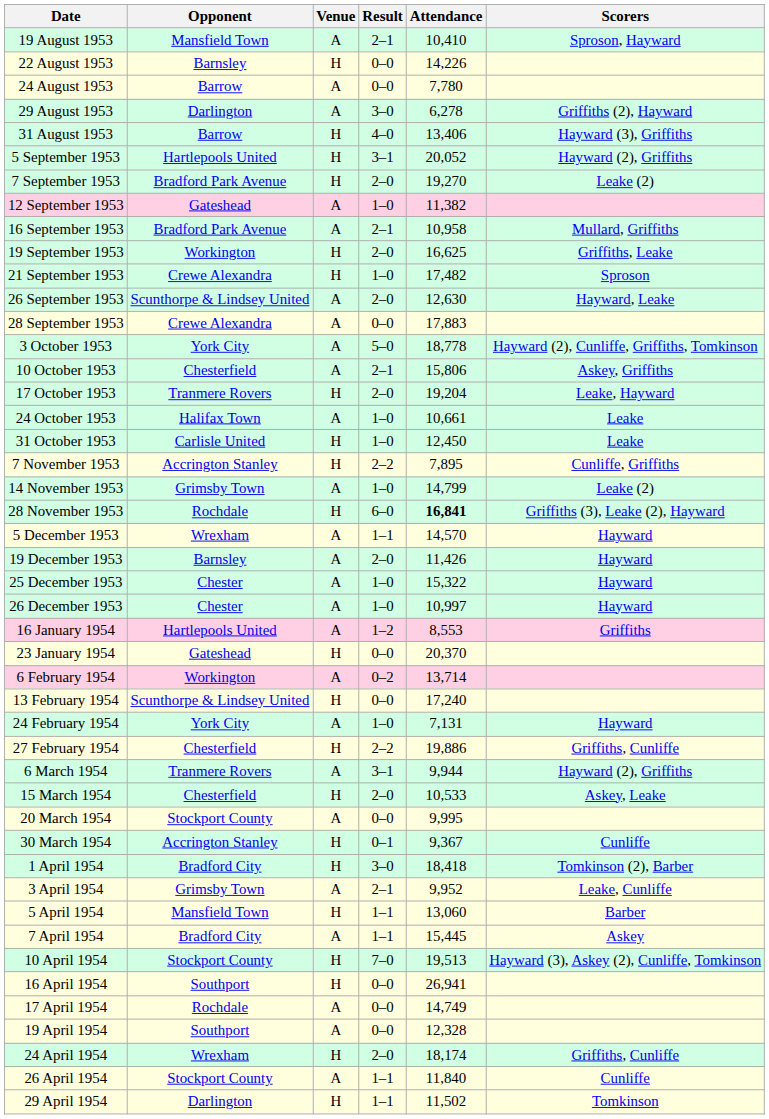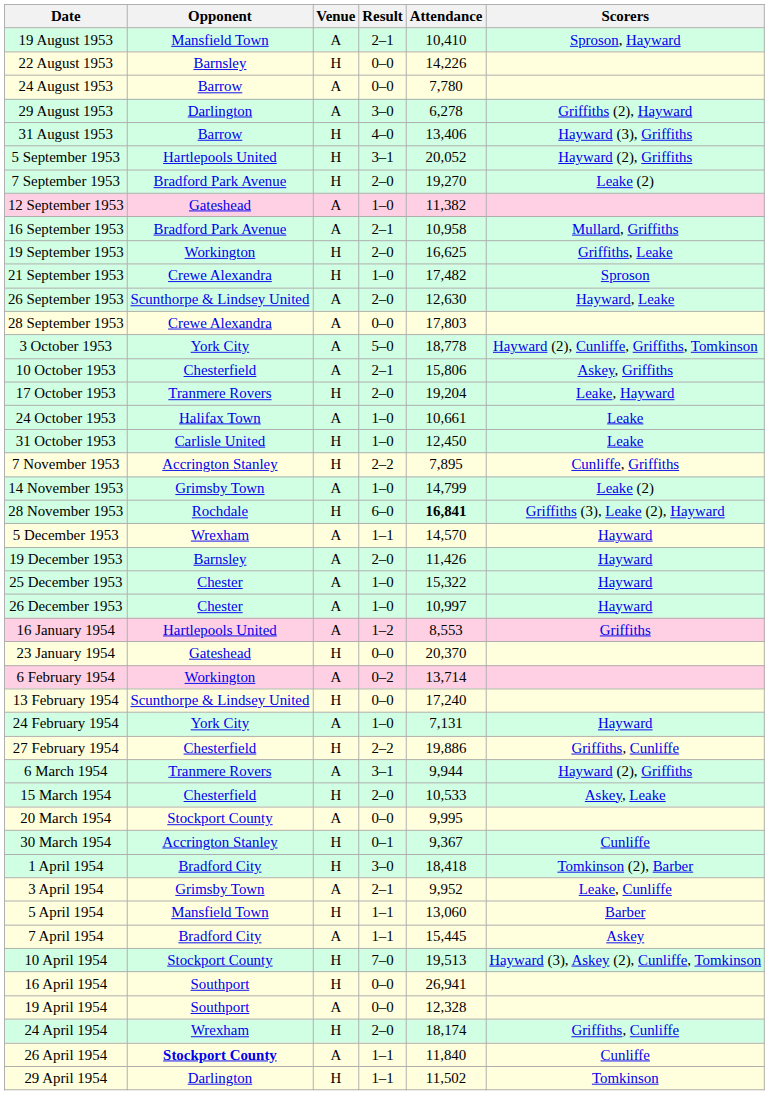(446, 323) 17,883 -> (446, 323) 17,803
- row: (66, 1007)
(220, 1078) normal -> (220, 1054) bold
